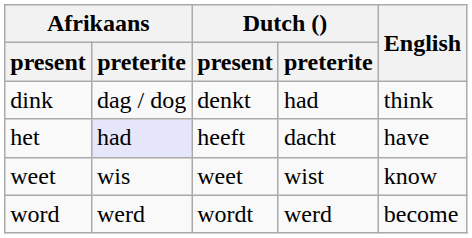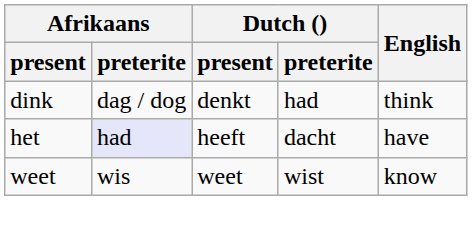- row: (35, 213)
